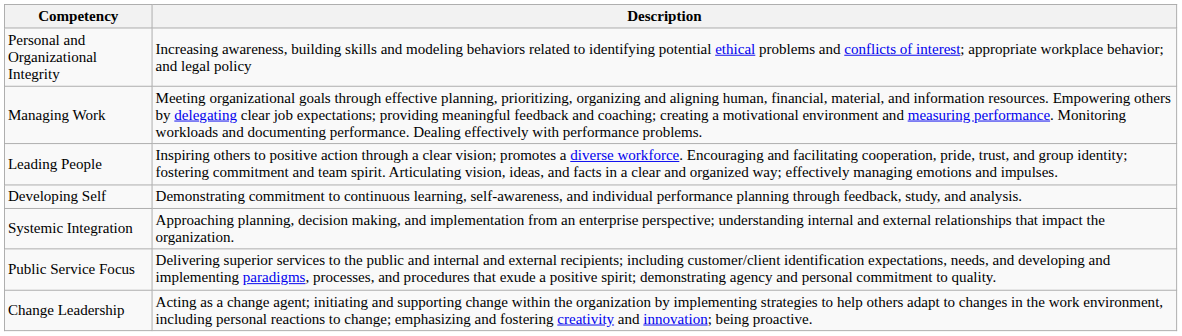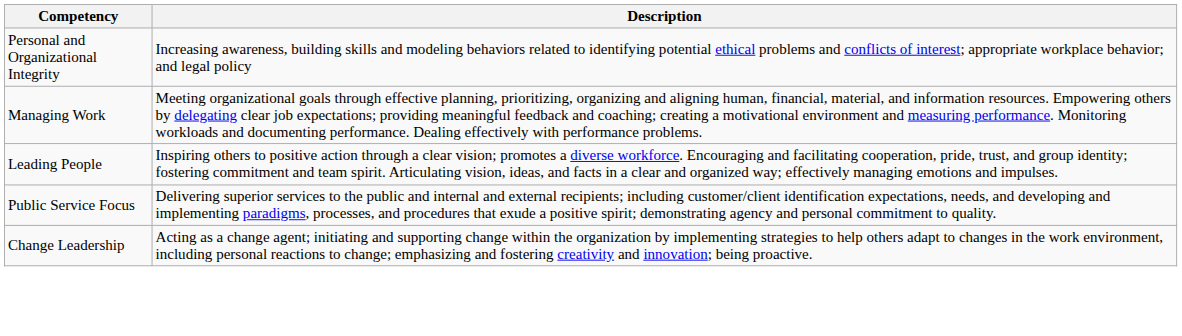- row: (57, 196)
- row: (70, 228)
